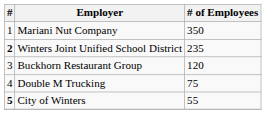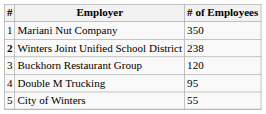(195, 48) 235 -> (195, 48) 238
(193, 83) 75 -> (193, 83) 95
(10, 100) bold -> (10, 100) normal
